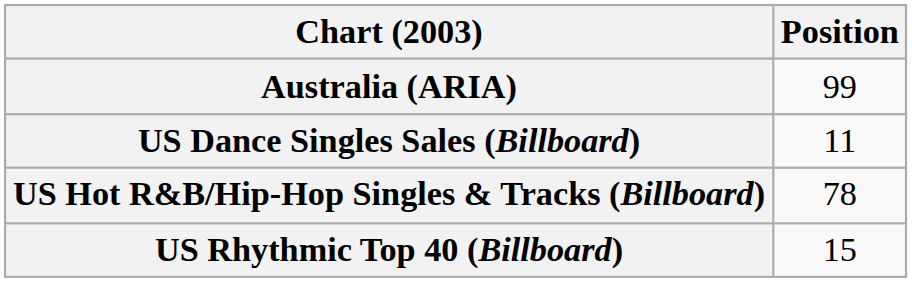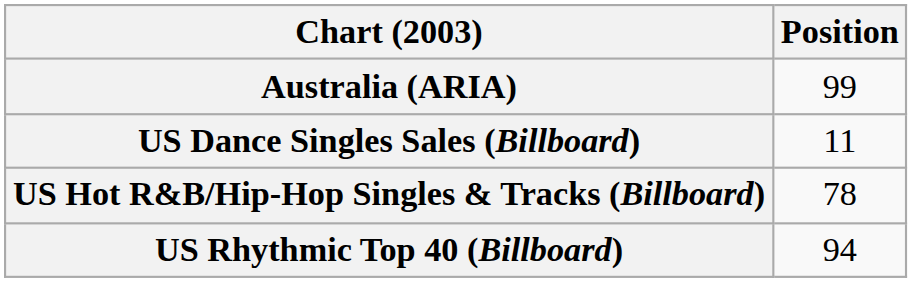(840, 248) 15 -> (840, 248) 94
